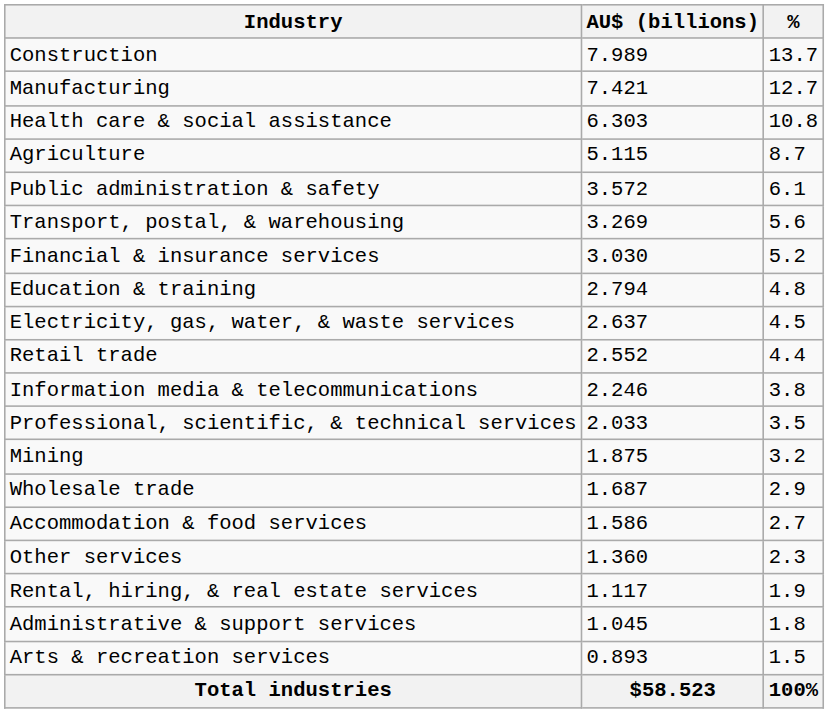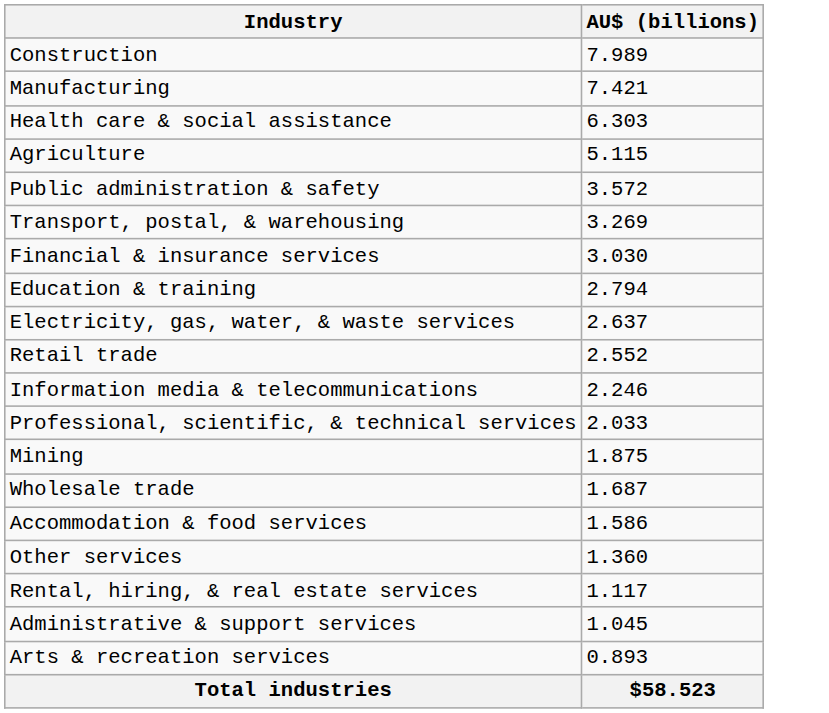- column: (793, 22)
